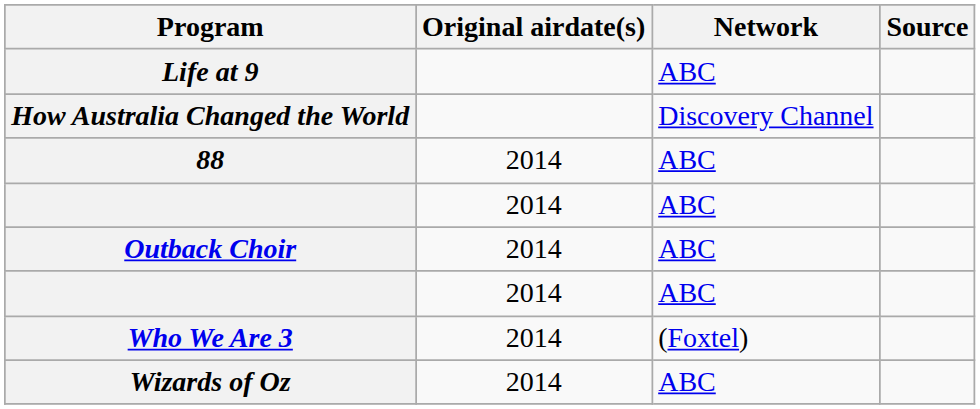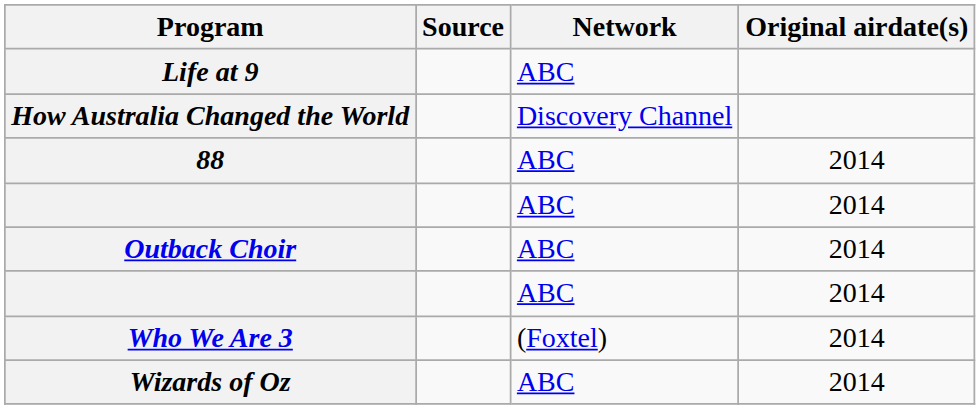columns swapped: (534, 26) <-> (927, 26)
